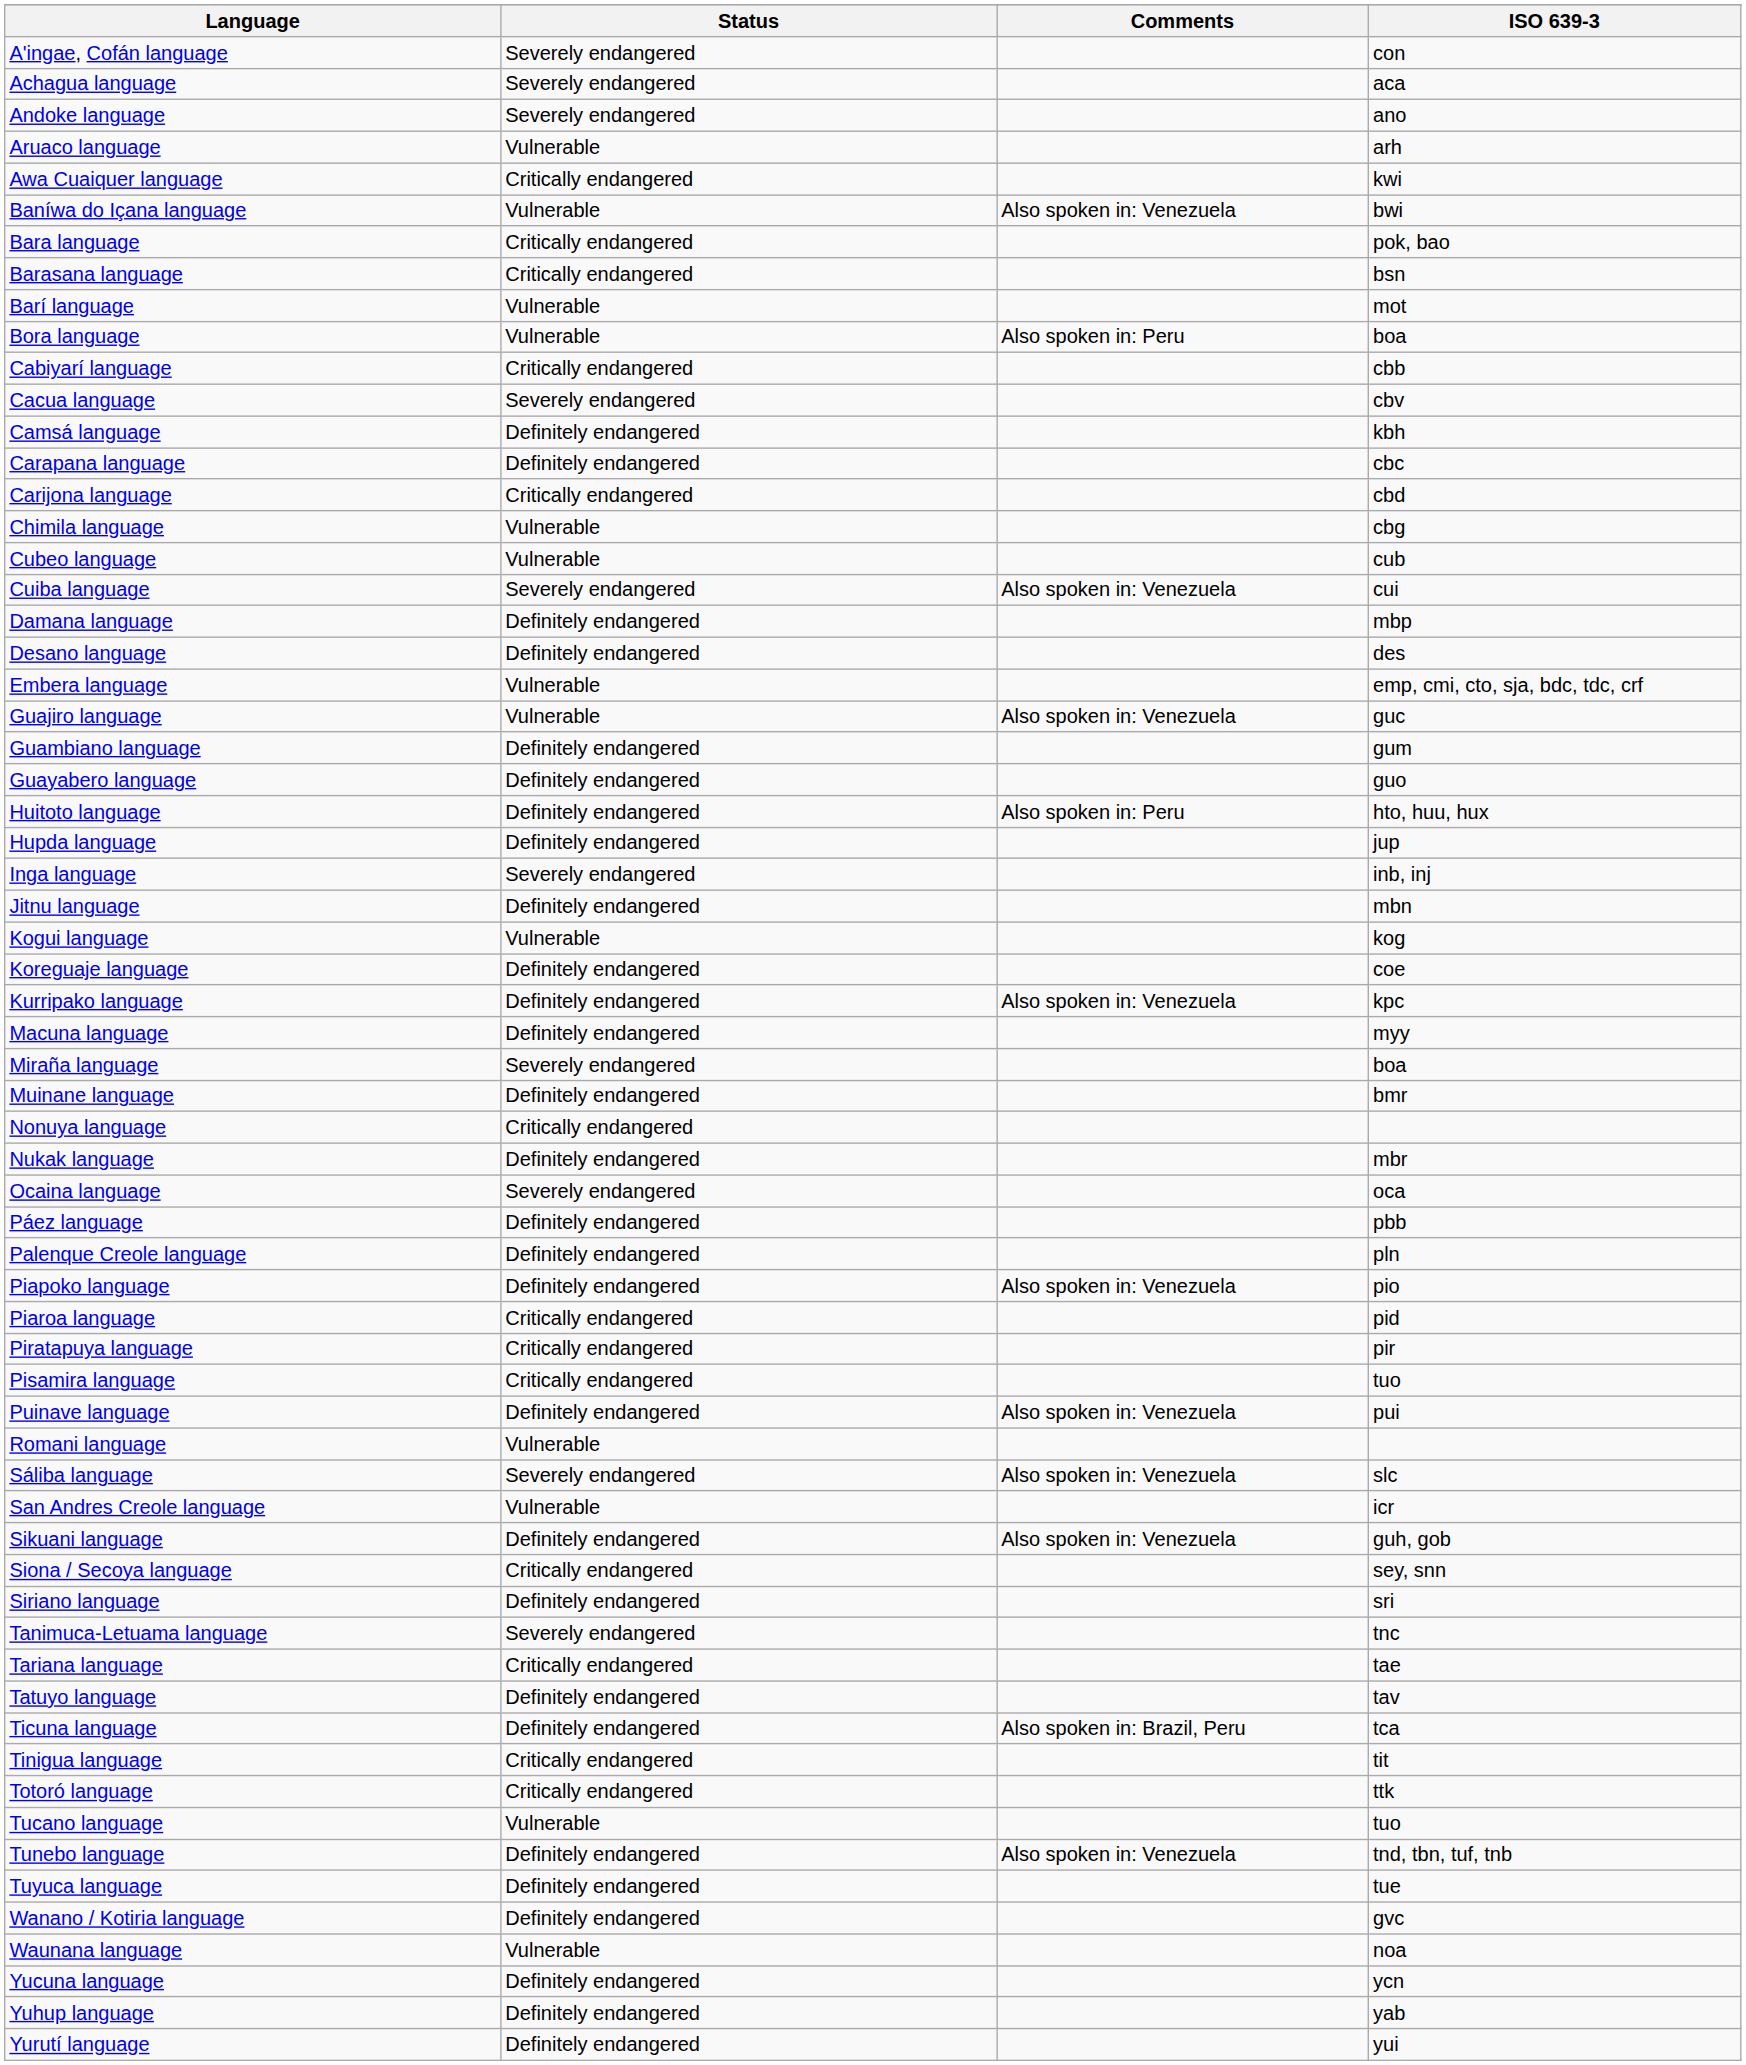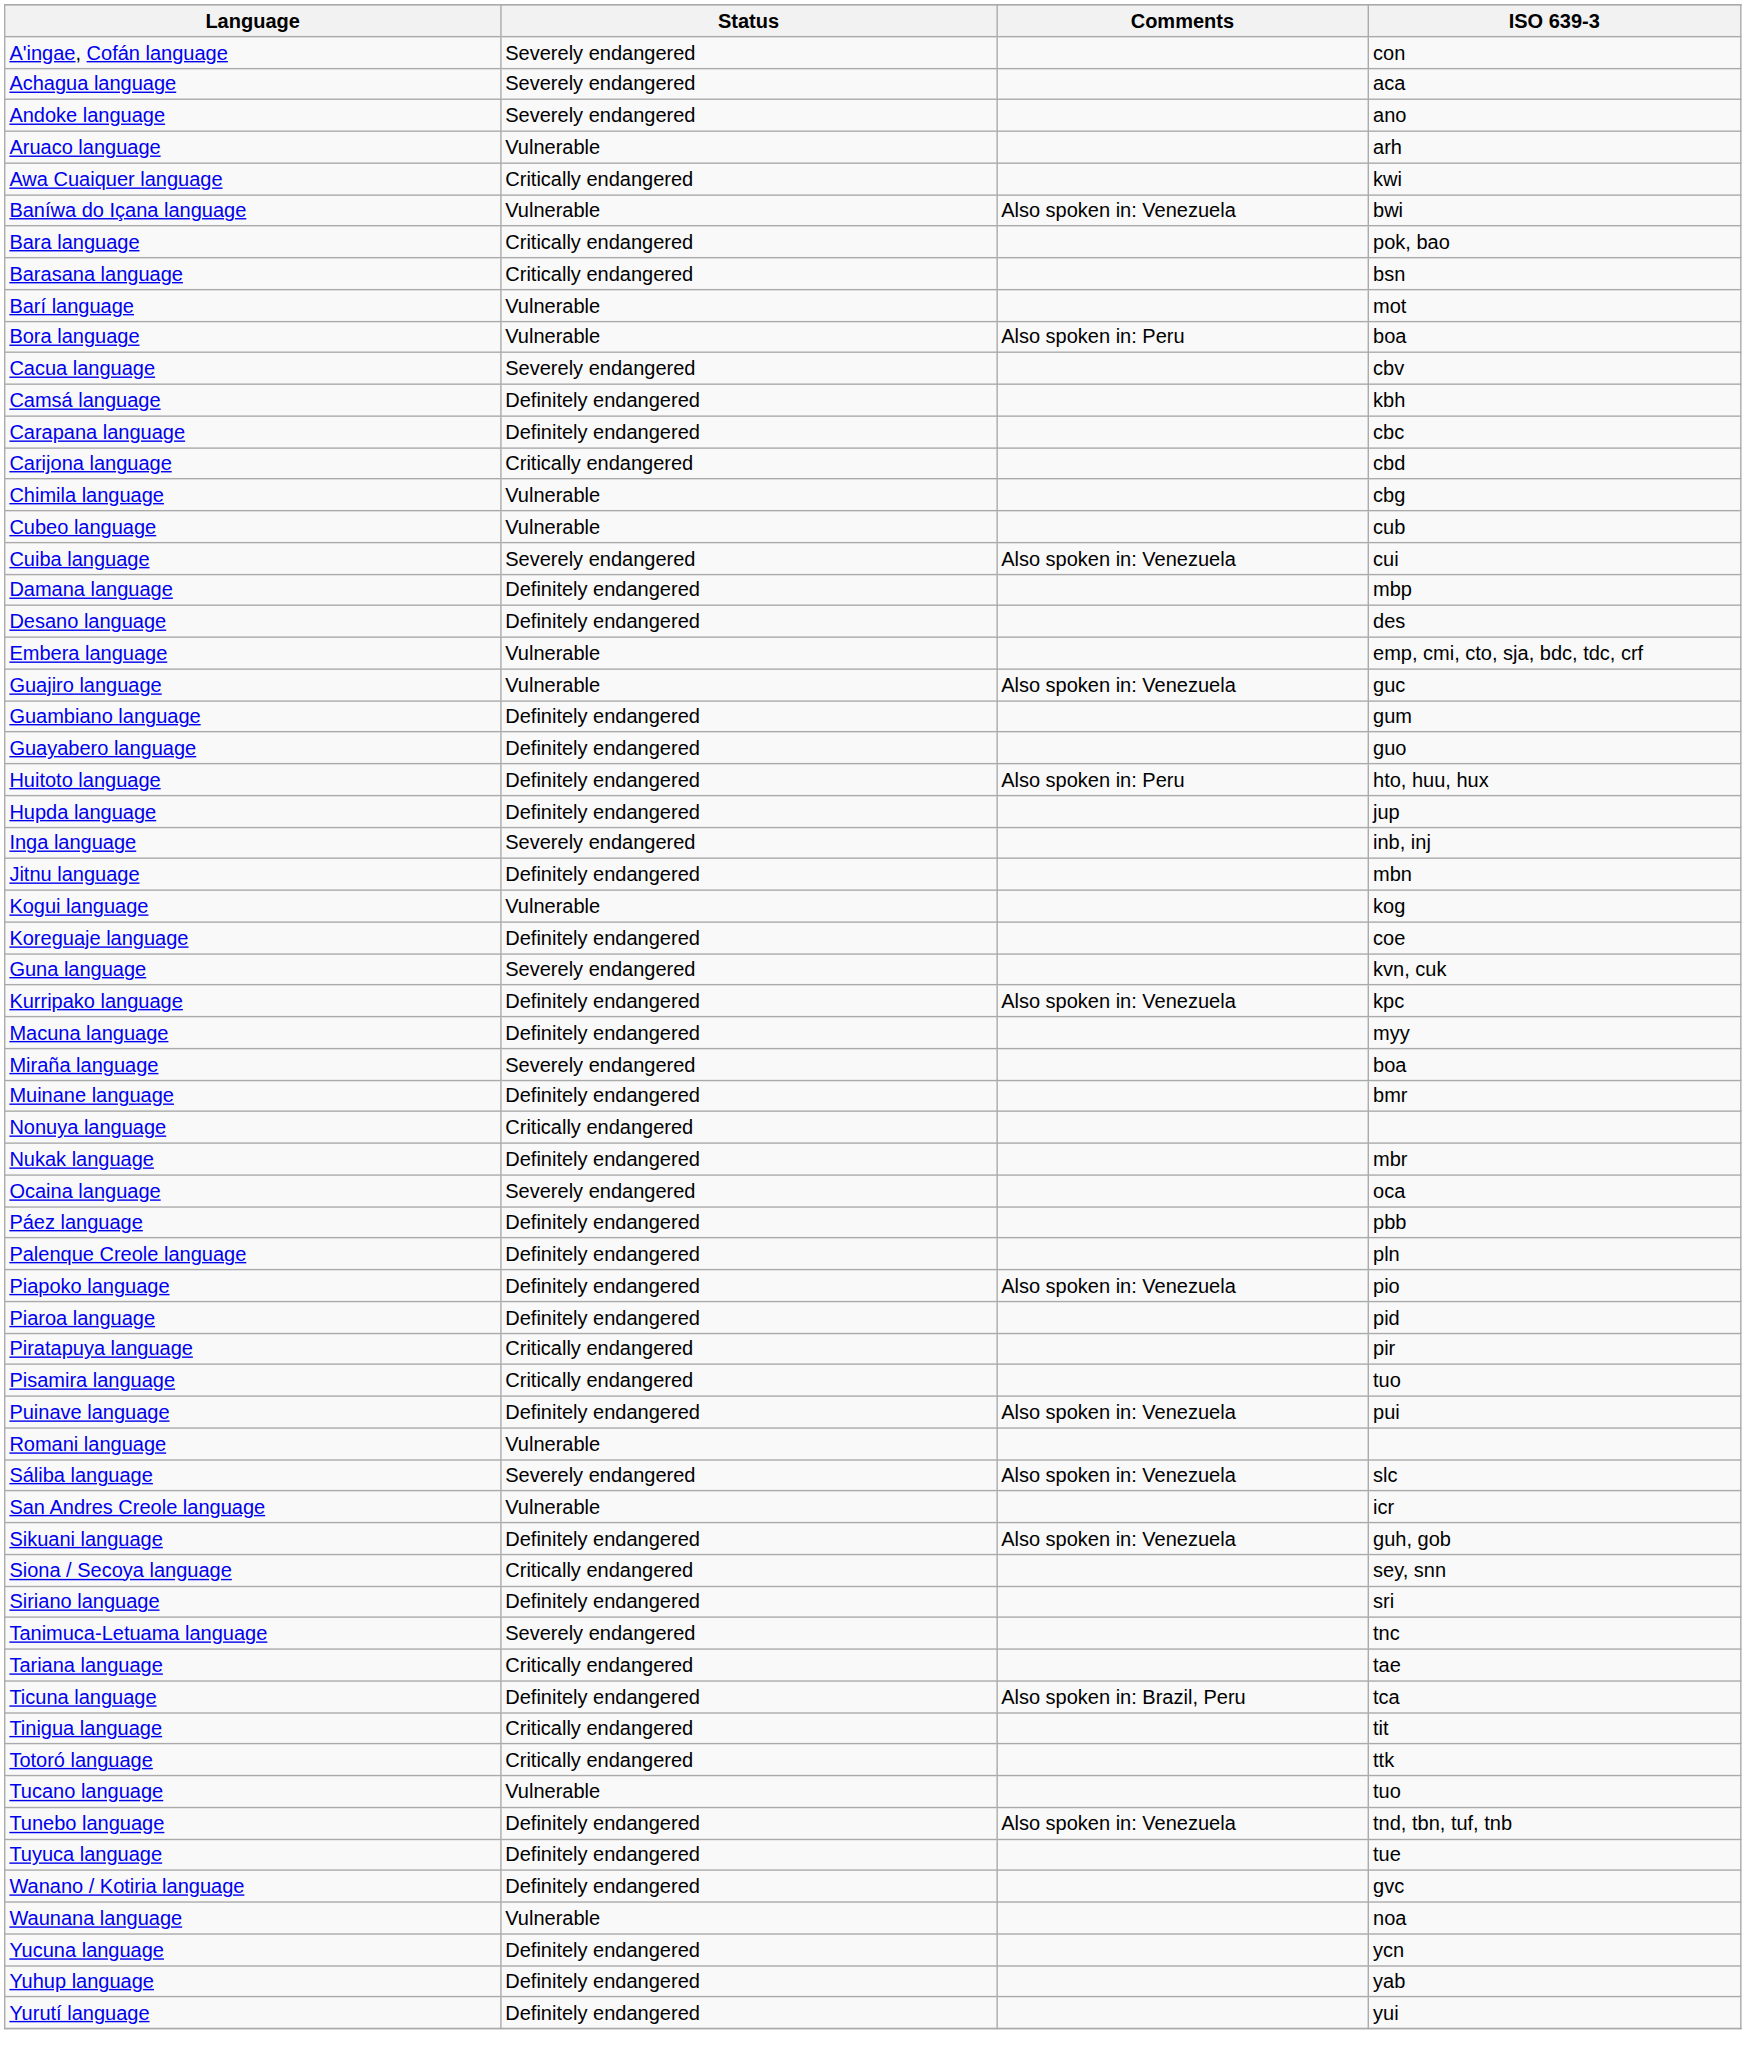- row: (91, 369)
+ row: (78, 970)
(599, 1317) Critically endangered -> (603, 1317) Definitely endangered
- row: (83, 1697)
